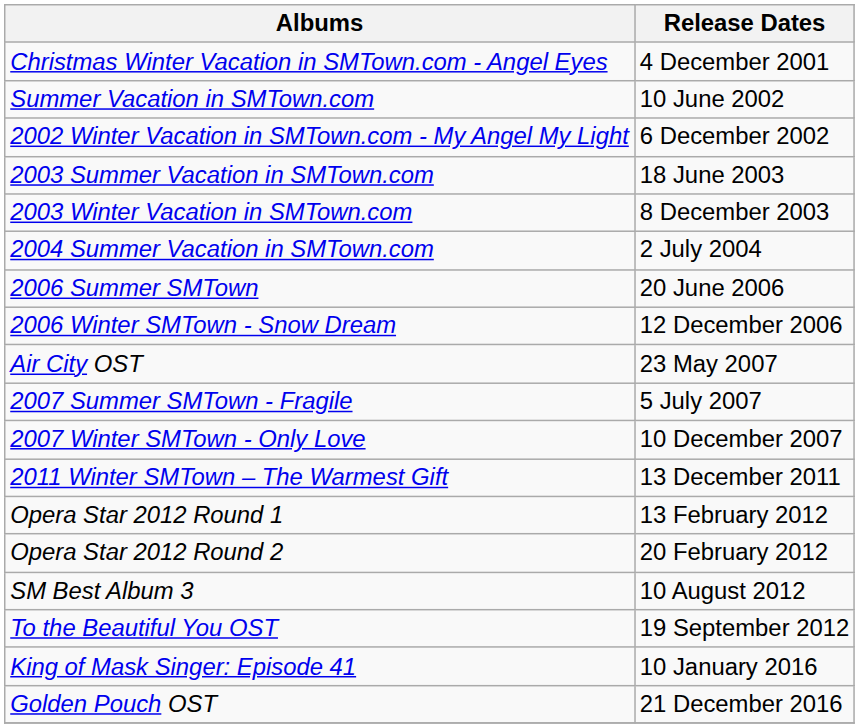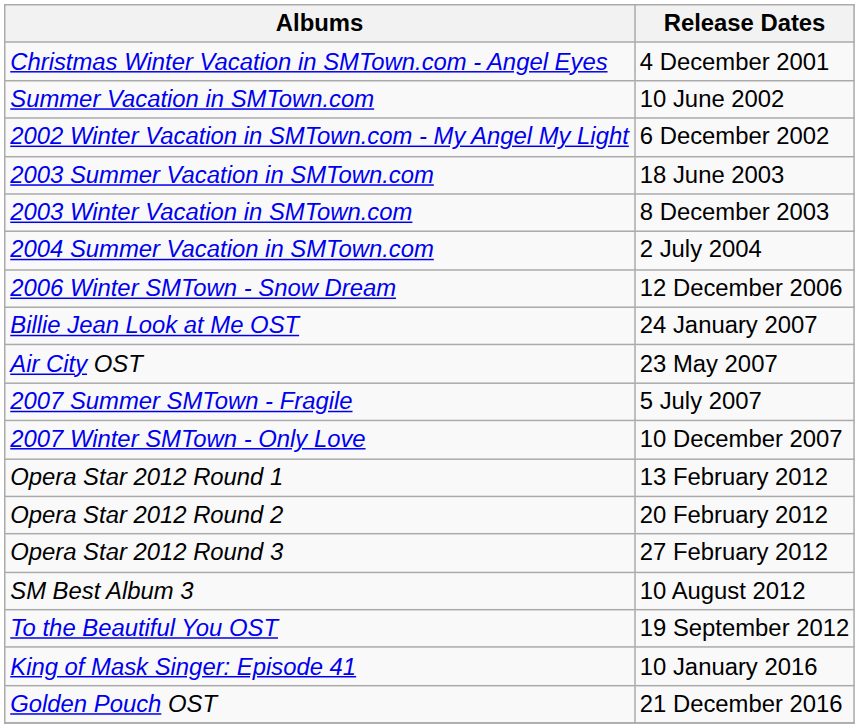- row: (134, 288)
+ row: (155, 325)
- row: (229, 477)
+ row: (147, 552)
